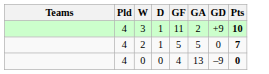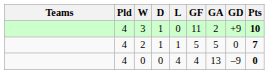+ column: (178, 12)
